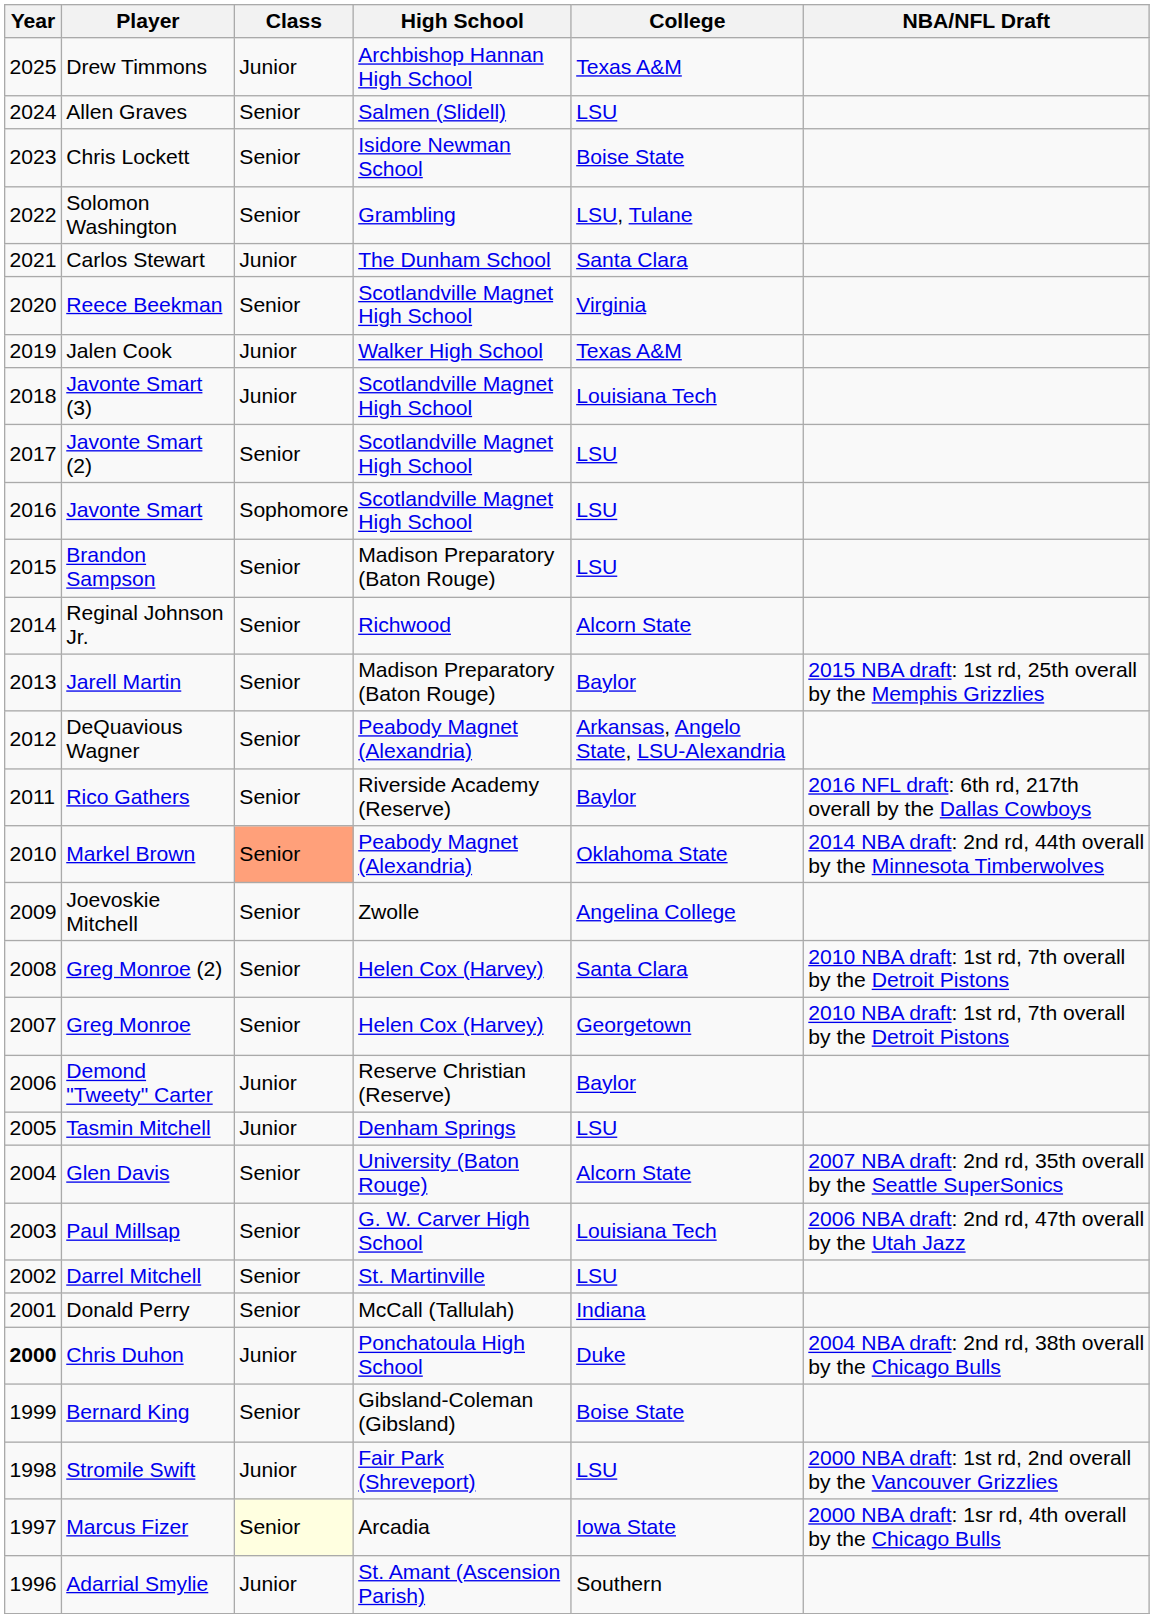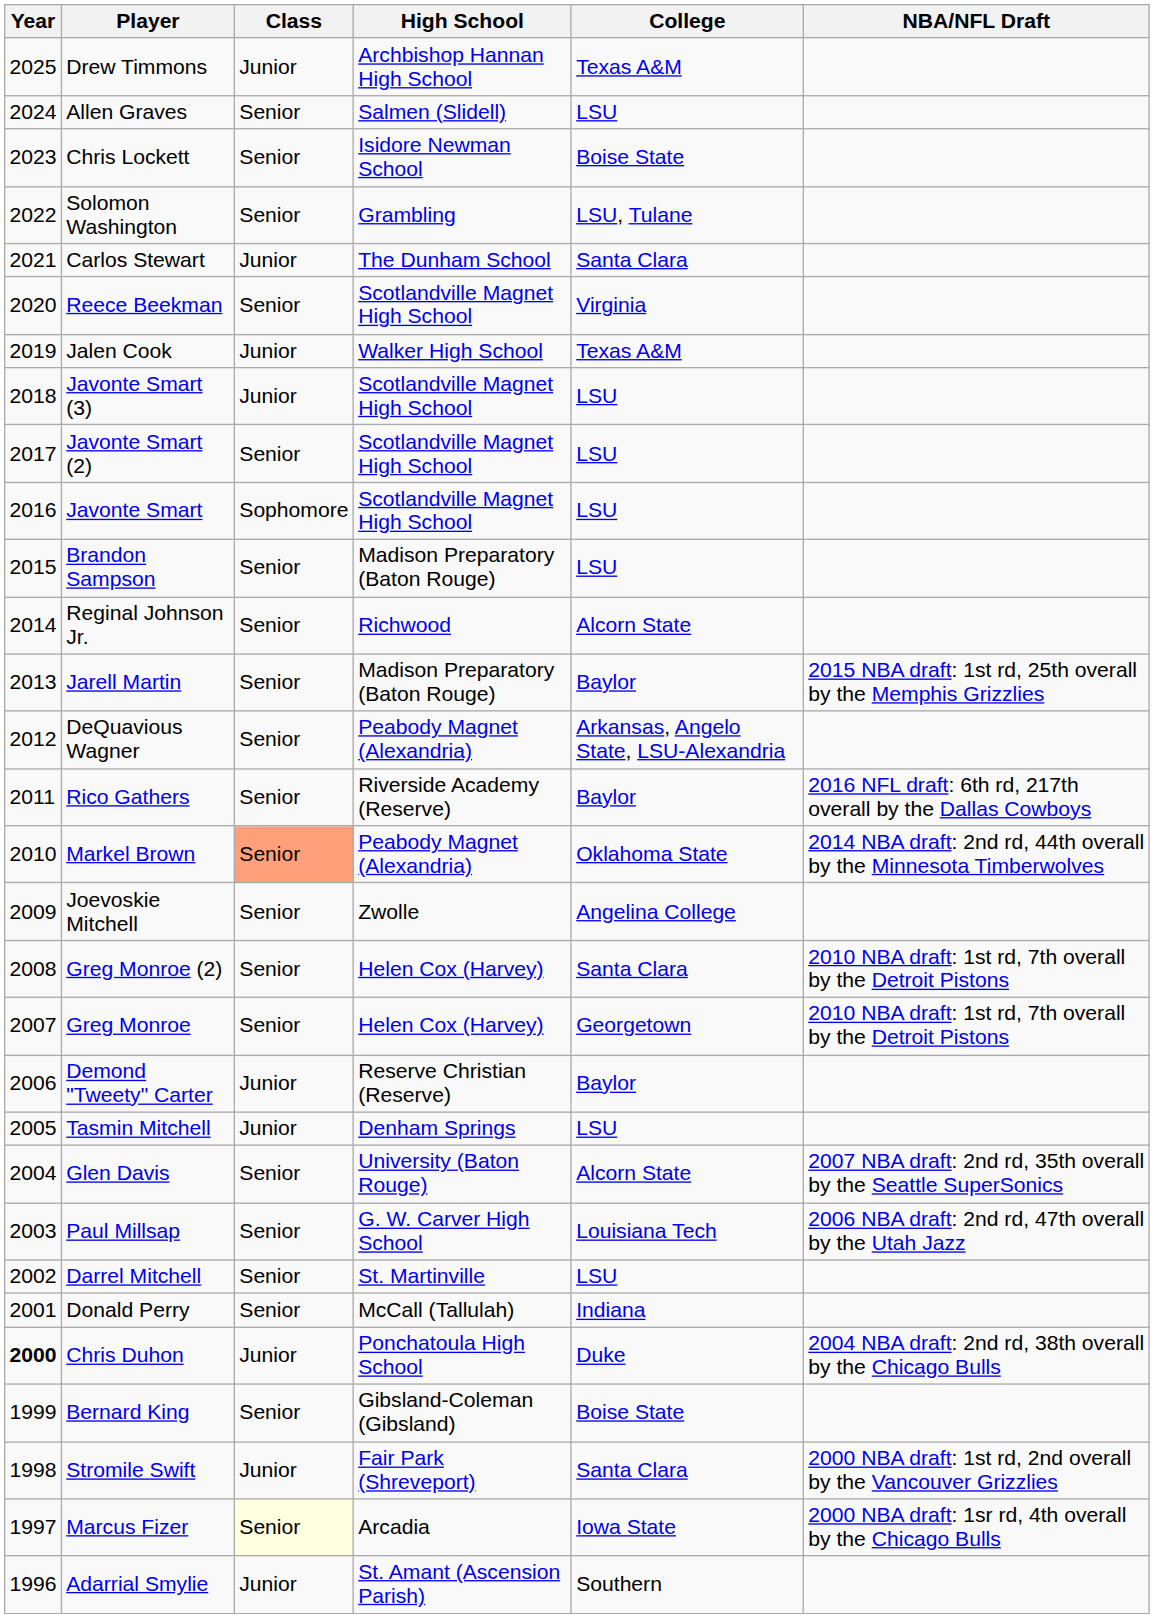(646, 396) Louisiana Tech -> (597, 396) LSU
(597, 1469) LSU -> (632, 1469) Santa Clara
